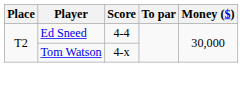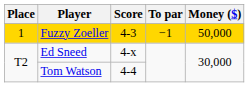+ row: (74, 33)
(122, 33) 4-4 -> (128, 52) 4-x
(122, 52) 4-x -> (128, 71) 4-4
